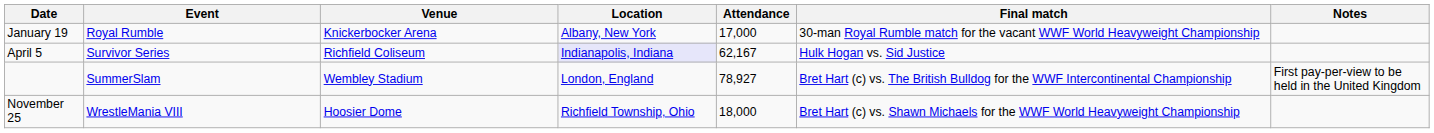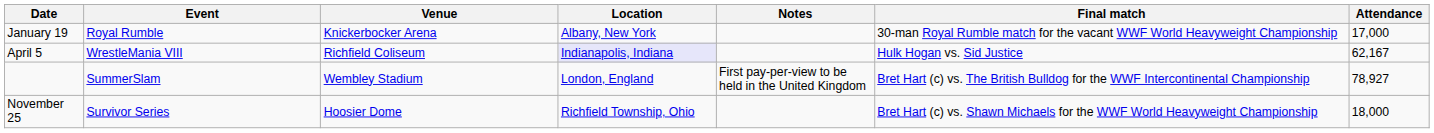columns swapped: (756, 14) <-> (1350, 14)
(128, 52) Survivor Series -> (135, 52) WrestleMania VIII
(135, 111) WrestleMania VIII -> (128, 111) Survivor Series
